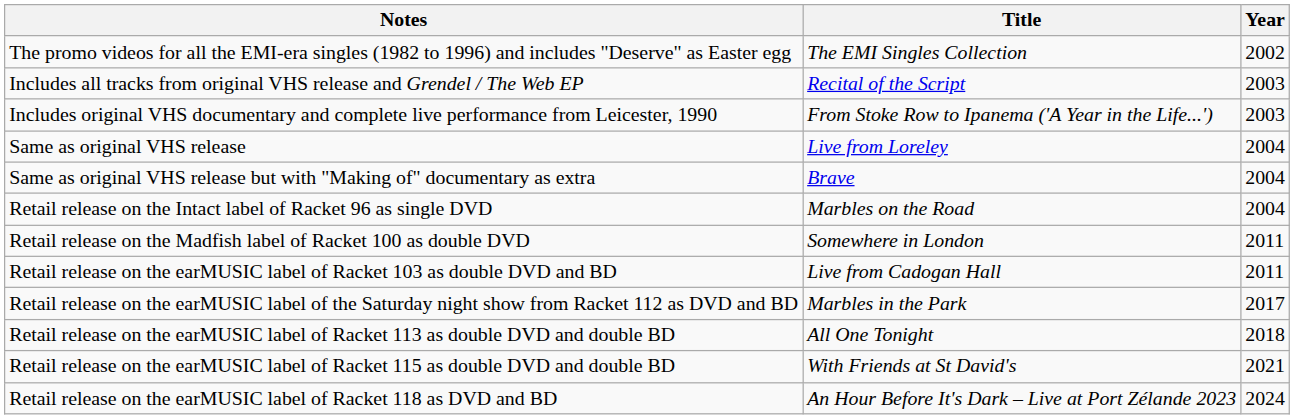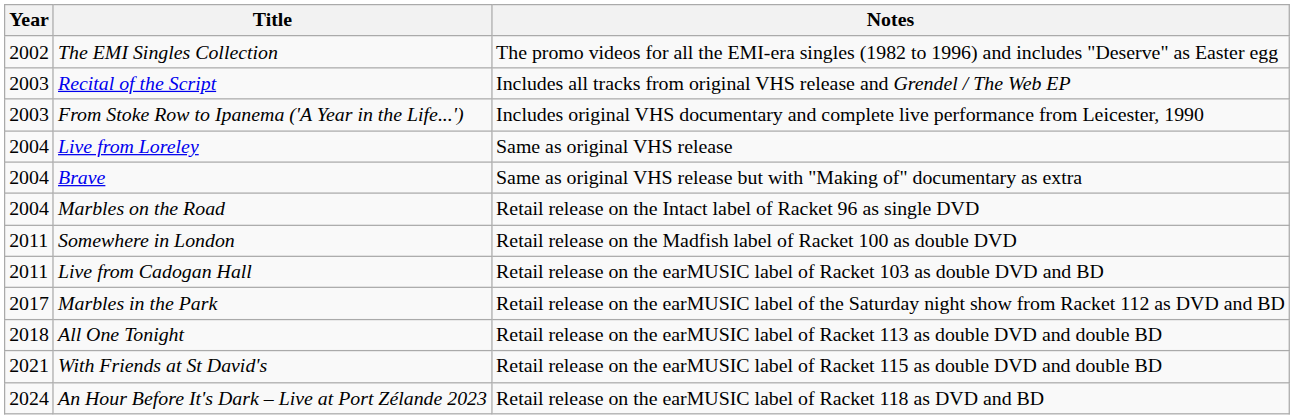columns swapped: (1265, 20) <-> (404, 20)
